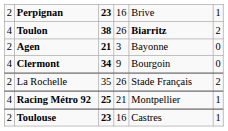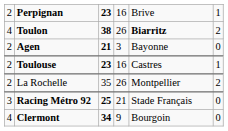rows swapped: (38, 64) <-> (37, 118)
(162, 82) Stade Français -> (156, 83) Montpellier
(9, 100) 4 -> (9, 101) 3
(156, 100) Montpellier -> (162, 101) Stade Français
(218, 100) 1 -> (218, 101) 0
